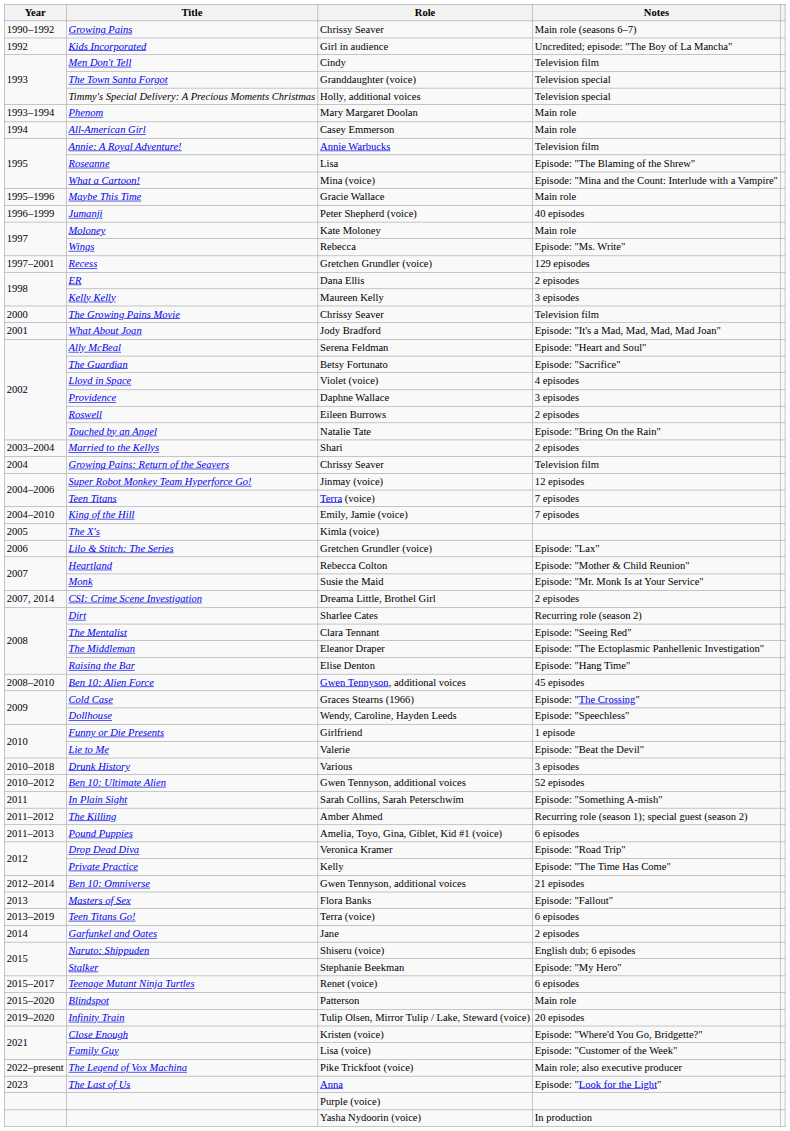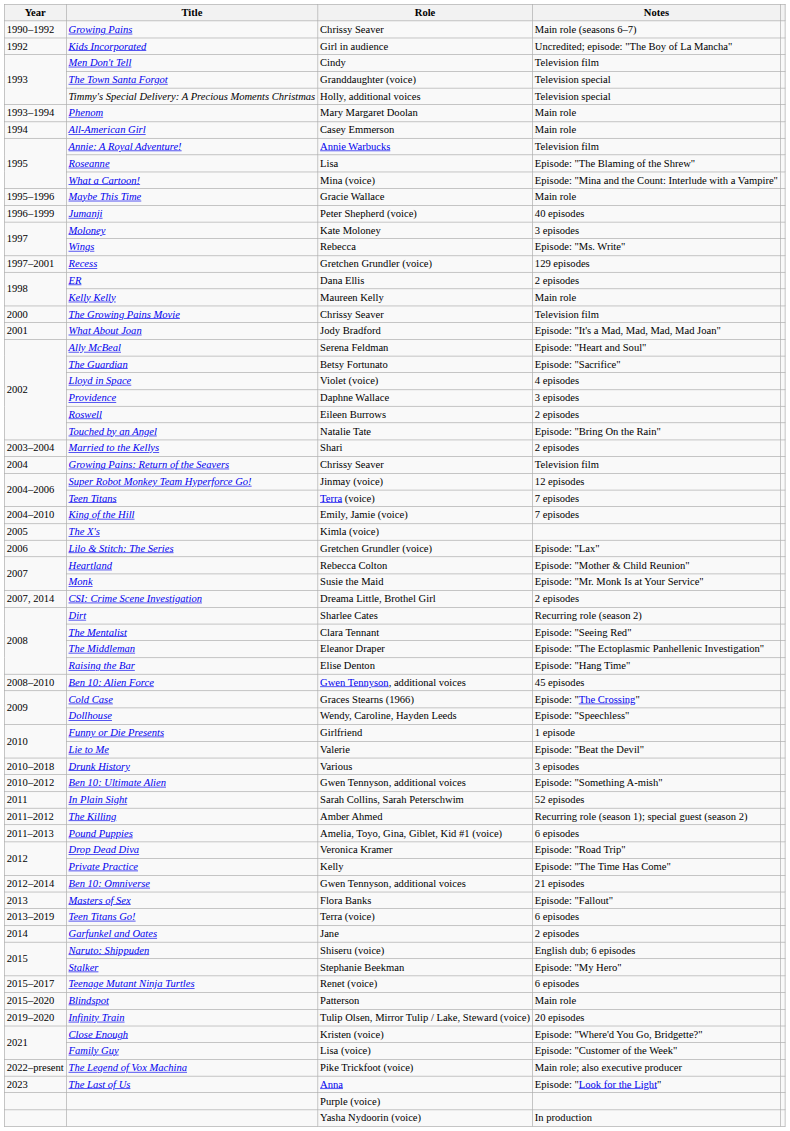(556, 230) Main role -> (557, 230) 3 episodes
(557, 297) 3 episodes -> (556, 297) Main role
(560, 783) 52 episodes -> (599, 783) Episode: "Something A-mish"
(599, 800) Episode: "Something A-mish" -> (560, 800) 52 episodes
